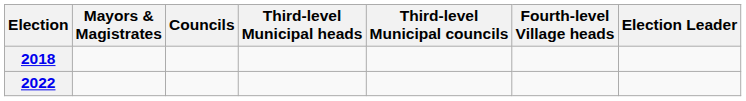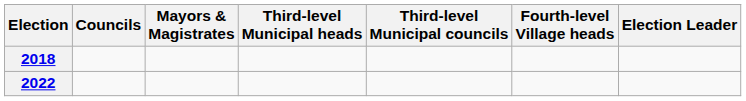columns swapped: (119, 25) <-> (202, 25)
